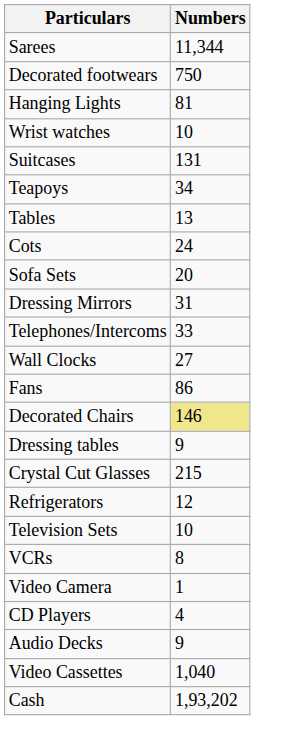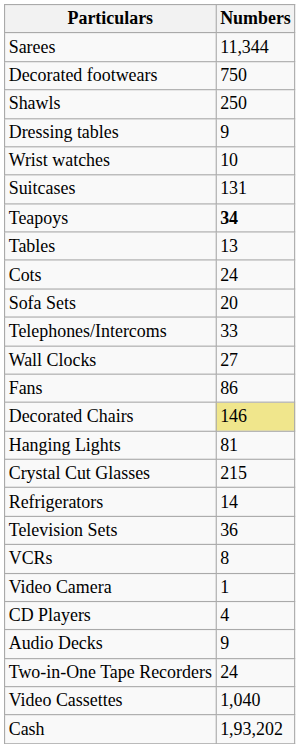+ row: (35, 103)
rows swapped: (64, 445) <-> (65, 103)
(184, 189) normal -> (229, 217) bold
- row: (70, 302)
(184, 501) 12 -> (229, 501) 14
(184, 530) 10 -> (229, 530) 36
+ row: (110, 672)
